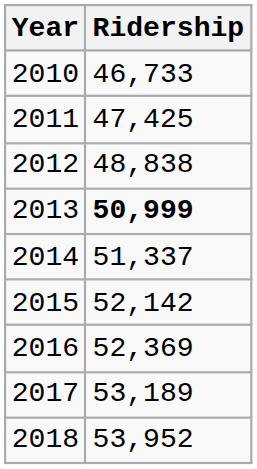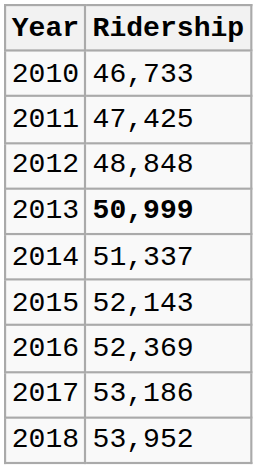(143, 165) 48,838 -> (143, 165) 48,848
(143, 303) 52,142 -> (143, 303) 52,143
(143, 394) 53,189 -> (143, 394) 53,186
